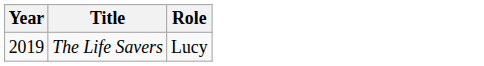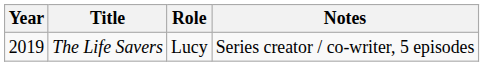+ column: (345, 18)
